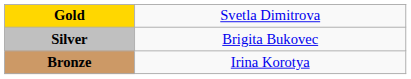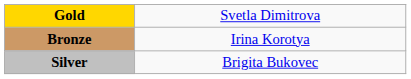rows swapped: (69, 39) <-> (69, 62)
